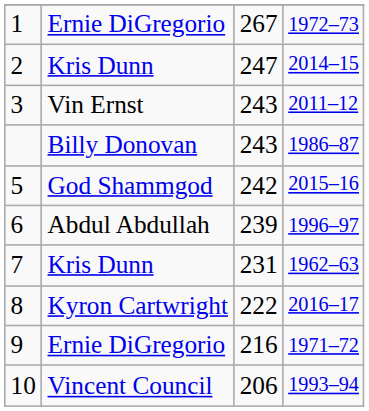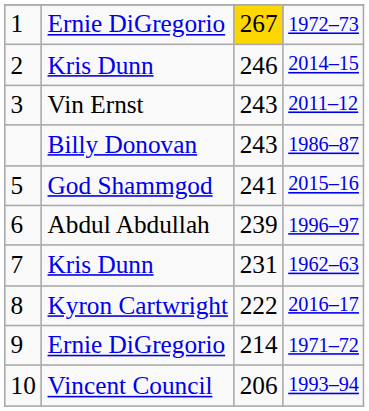(259, 24) no background -> (259, 24) gold background
(259, 64) 247 -> (259, 64) 246
(259, 184) 242 -> (259, 184) 241
(259, 345) 216 -> (259, 345) 214
